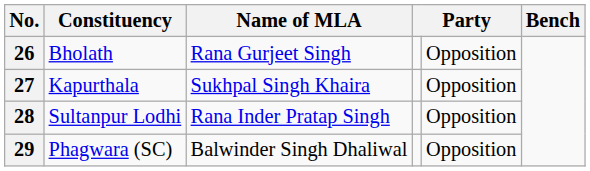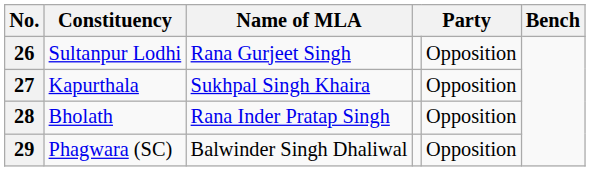(81, 52) Bholath -> (115, 52) Sultanpur Lodhi
(115, 117) Sultanpur Lodhi -> (81, 117) Bholath
